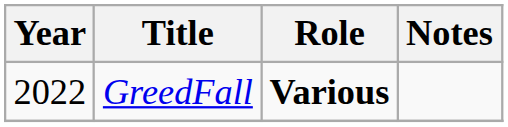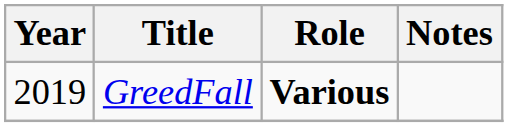(50, 90) 2022 -> (50, 90) 2019
